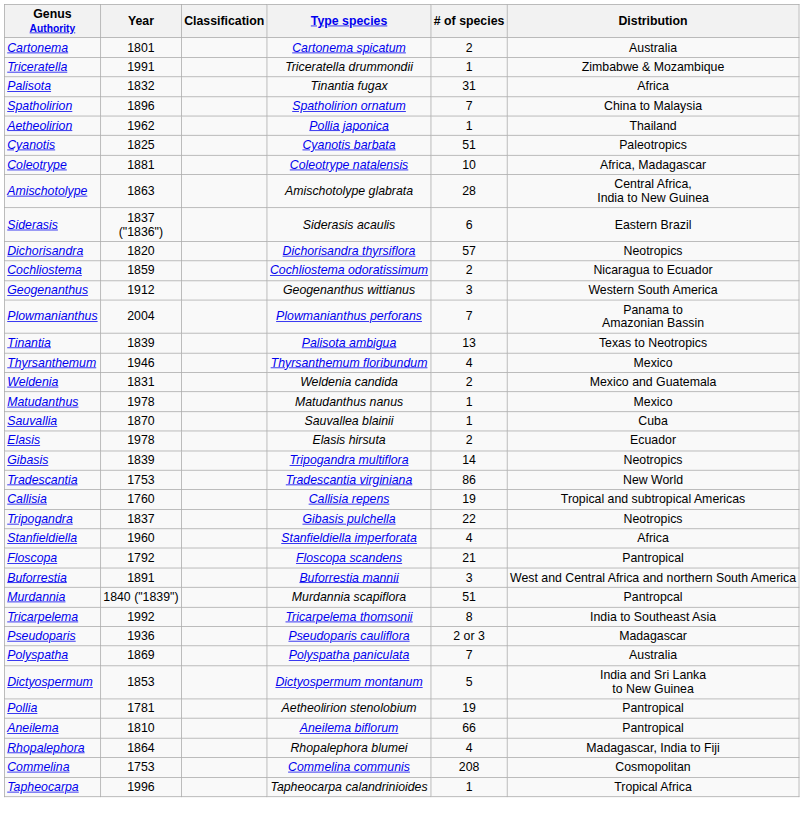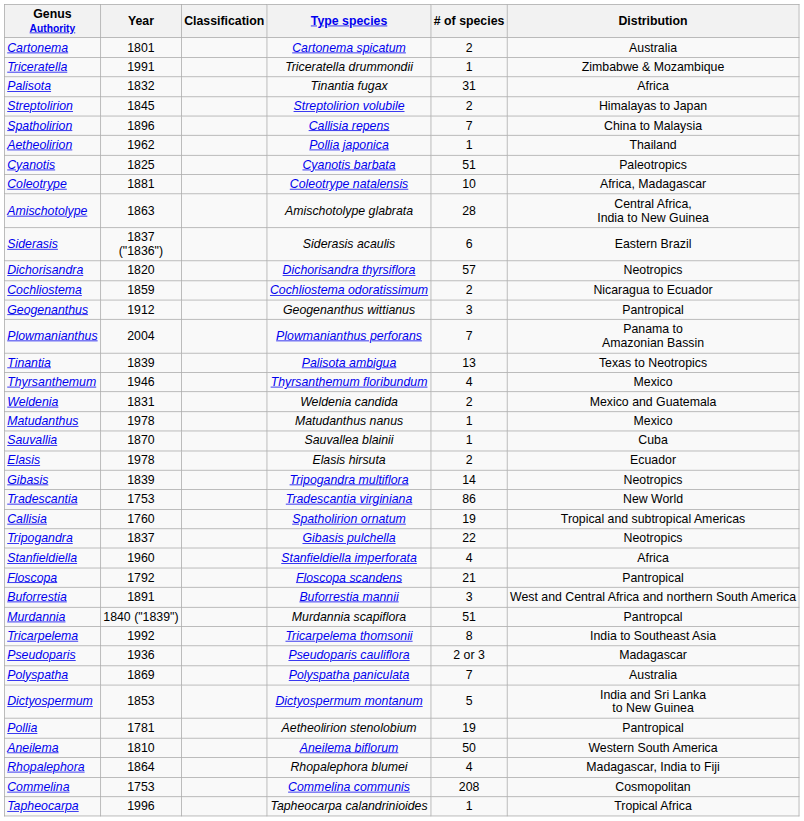+ row: (40, 106)
(349, 106) Spatholirion ornatum -> (349, 125) Callisia repens
(653, 290) Western South America -> (653, 309) Pantropical
(349, 499) Callisia repens -> (349, 519) Spatholirion ornatum
(469, 728) 66 -> (469, 747) 50
(653, 728) Pantropical -> (653, 747) Western South America
